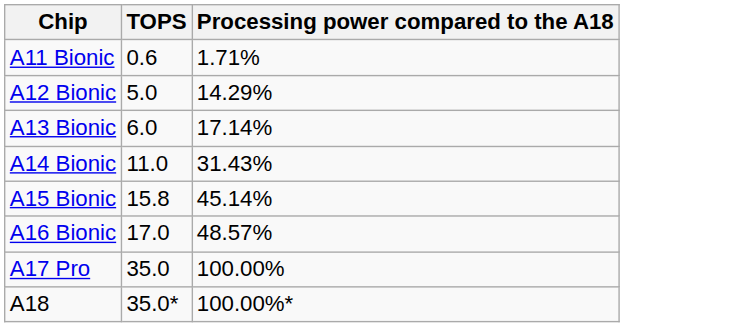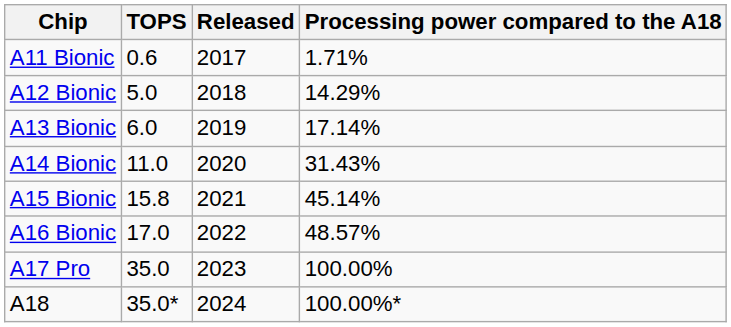+ column: (246, 22)
